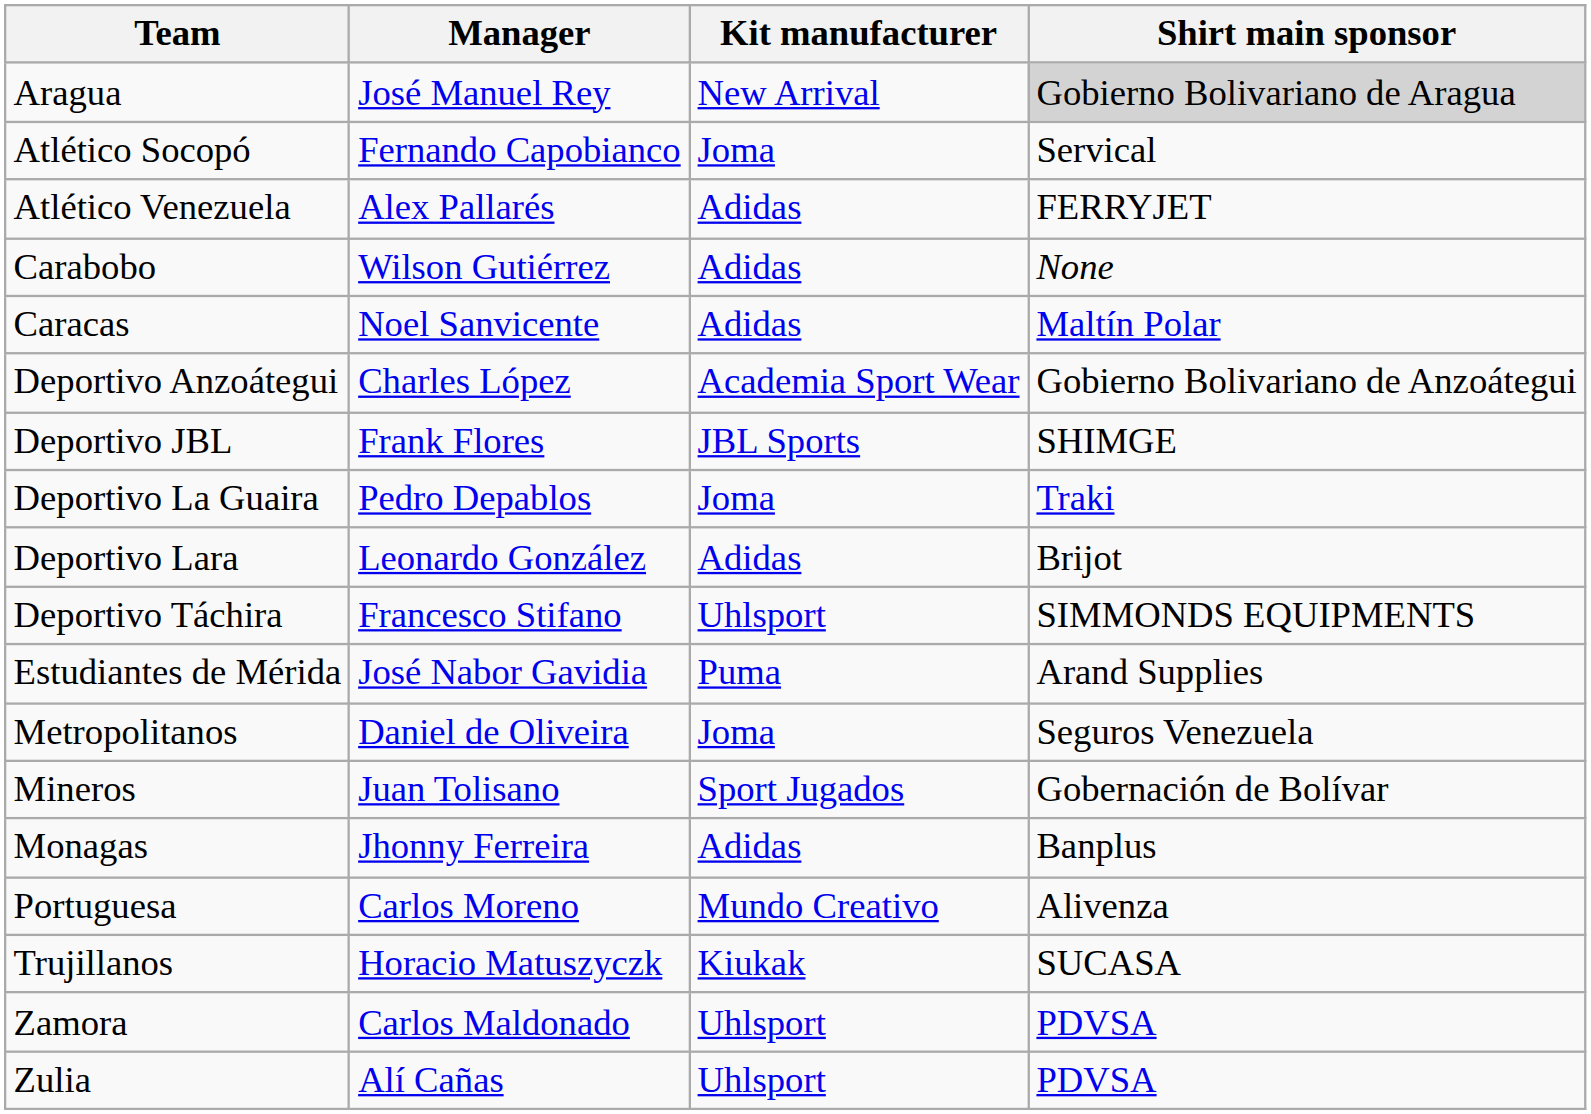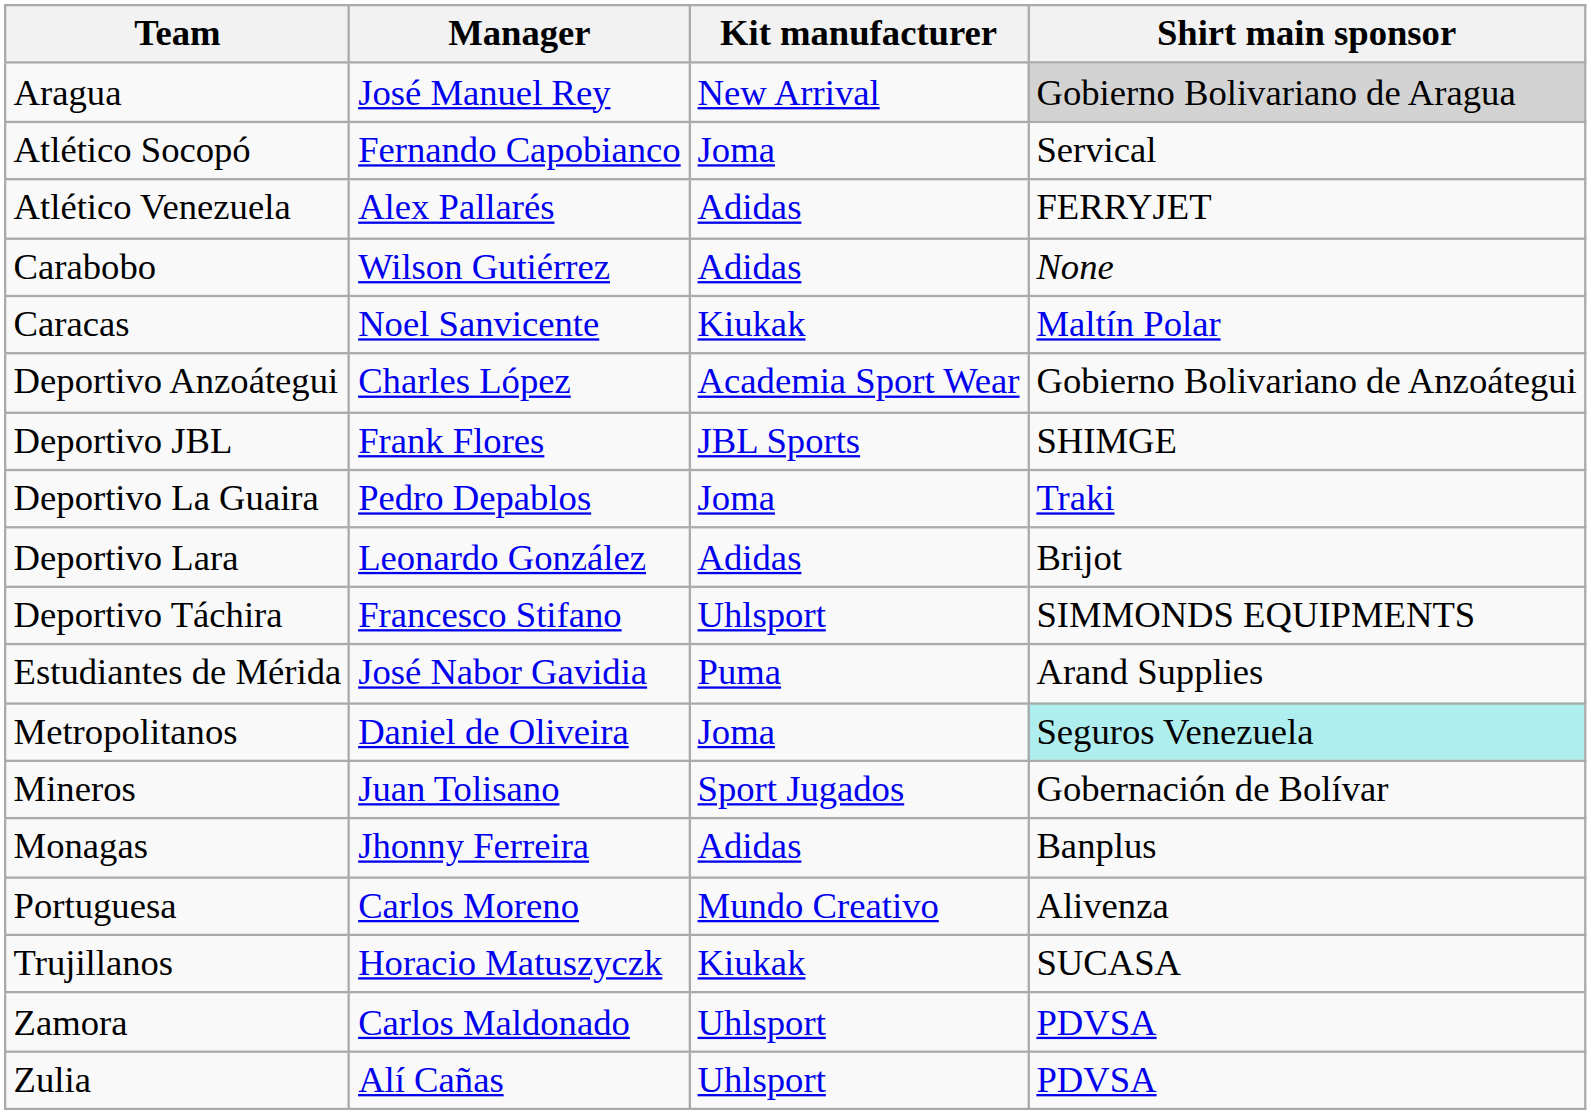(749, 324) Adidas -> (752, 324) Kiukak
(1175, 730) no background -> (1175, 730) paleturquoise background
